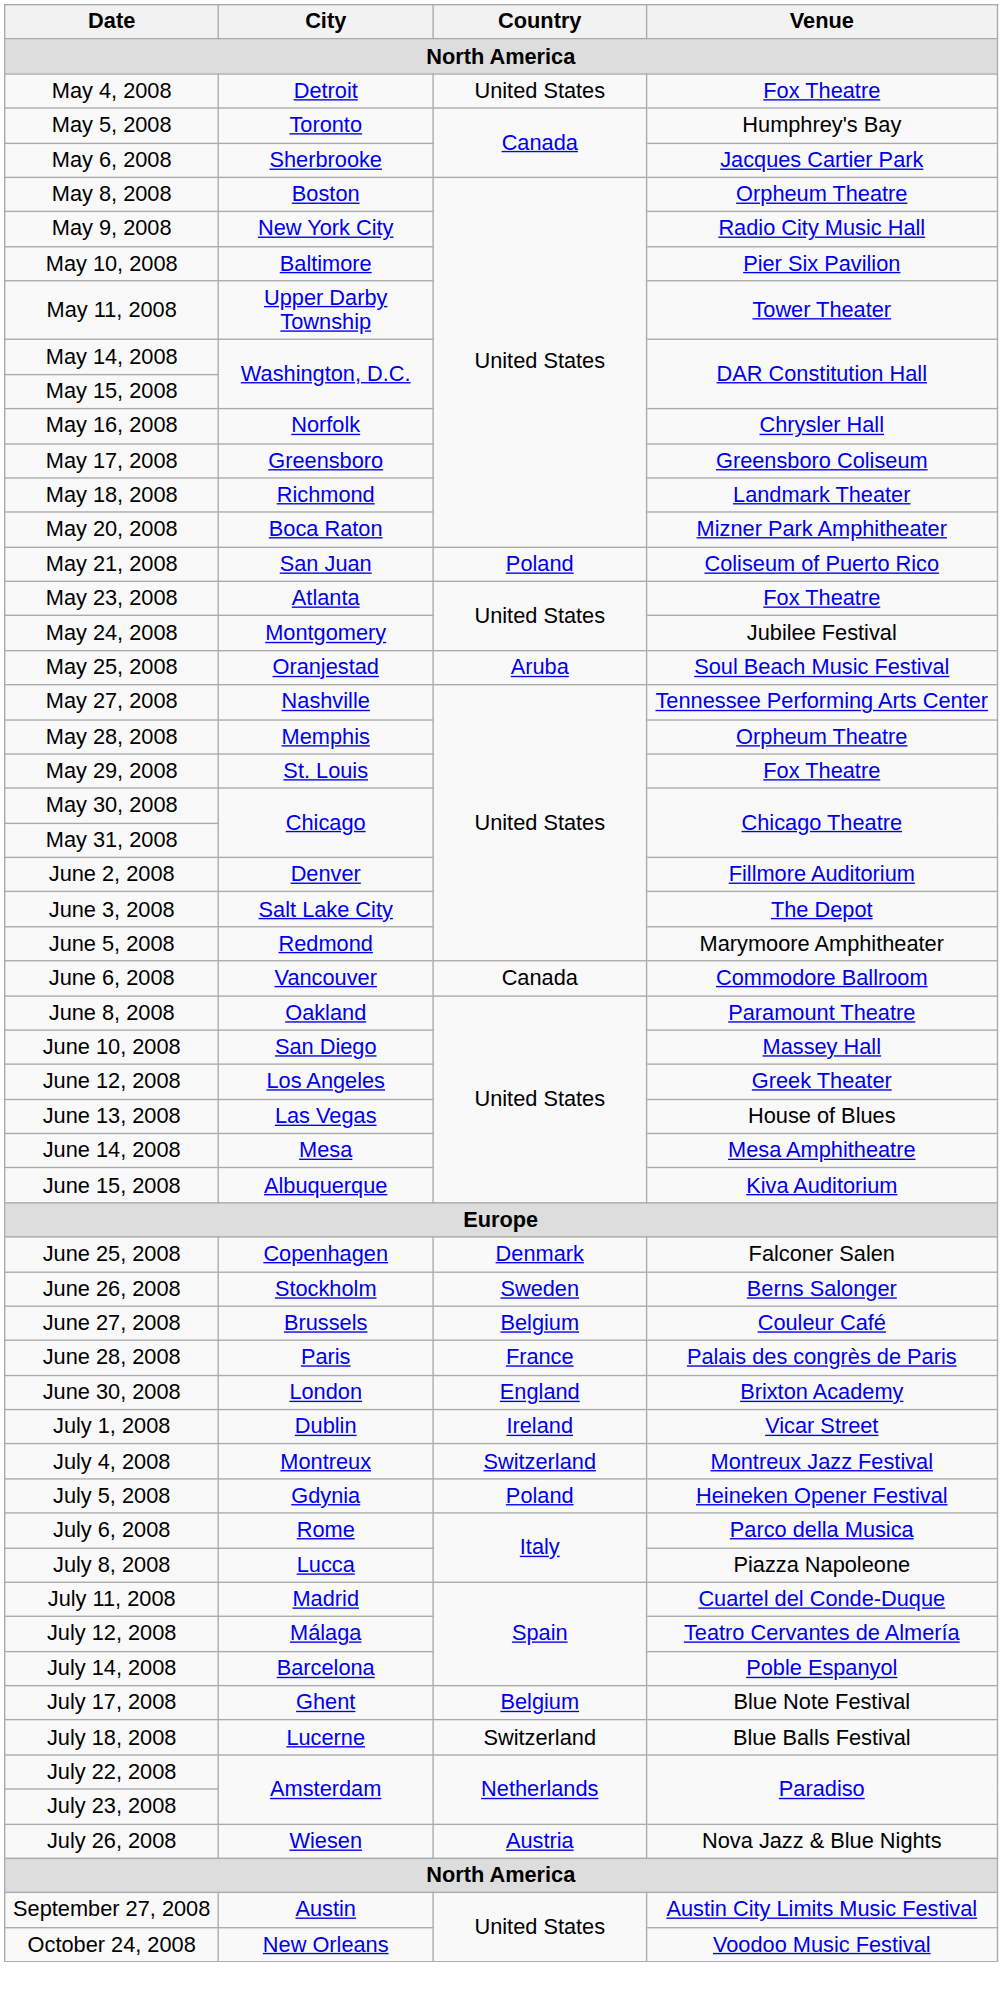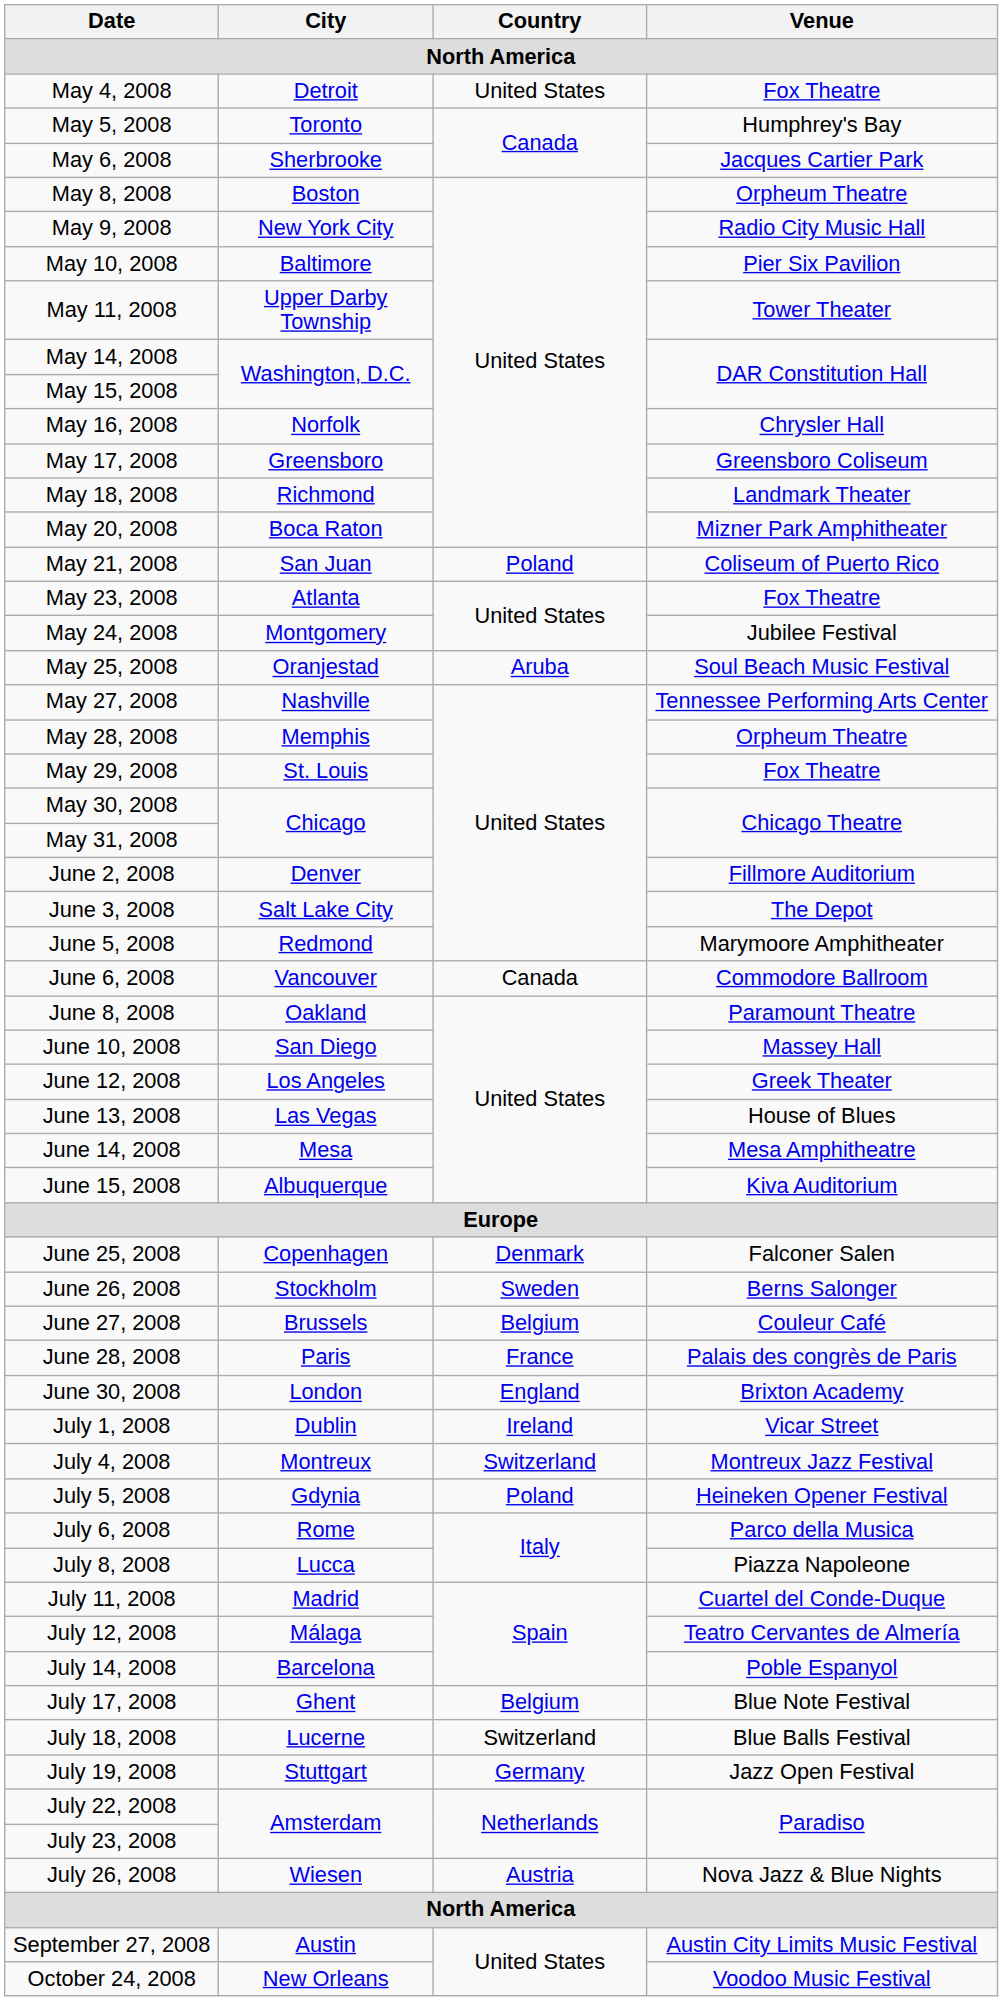+ row: (112, 1771)
